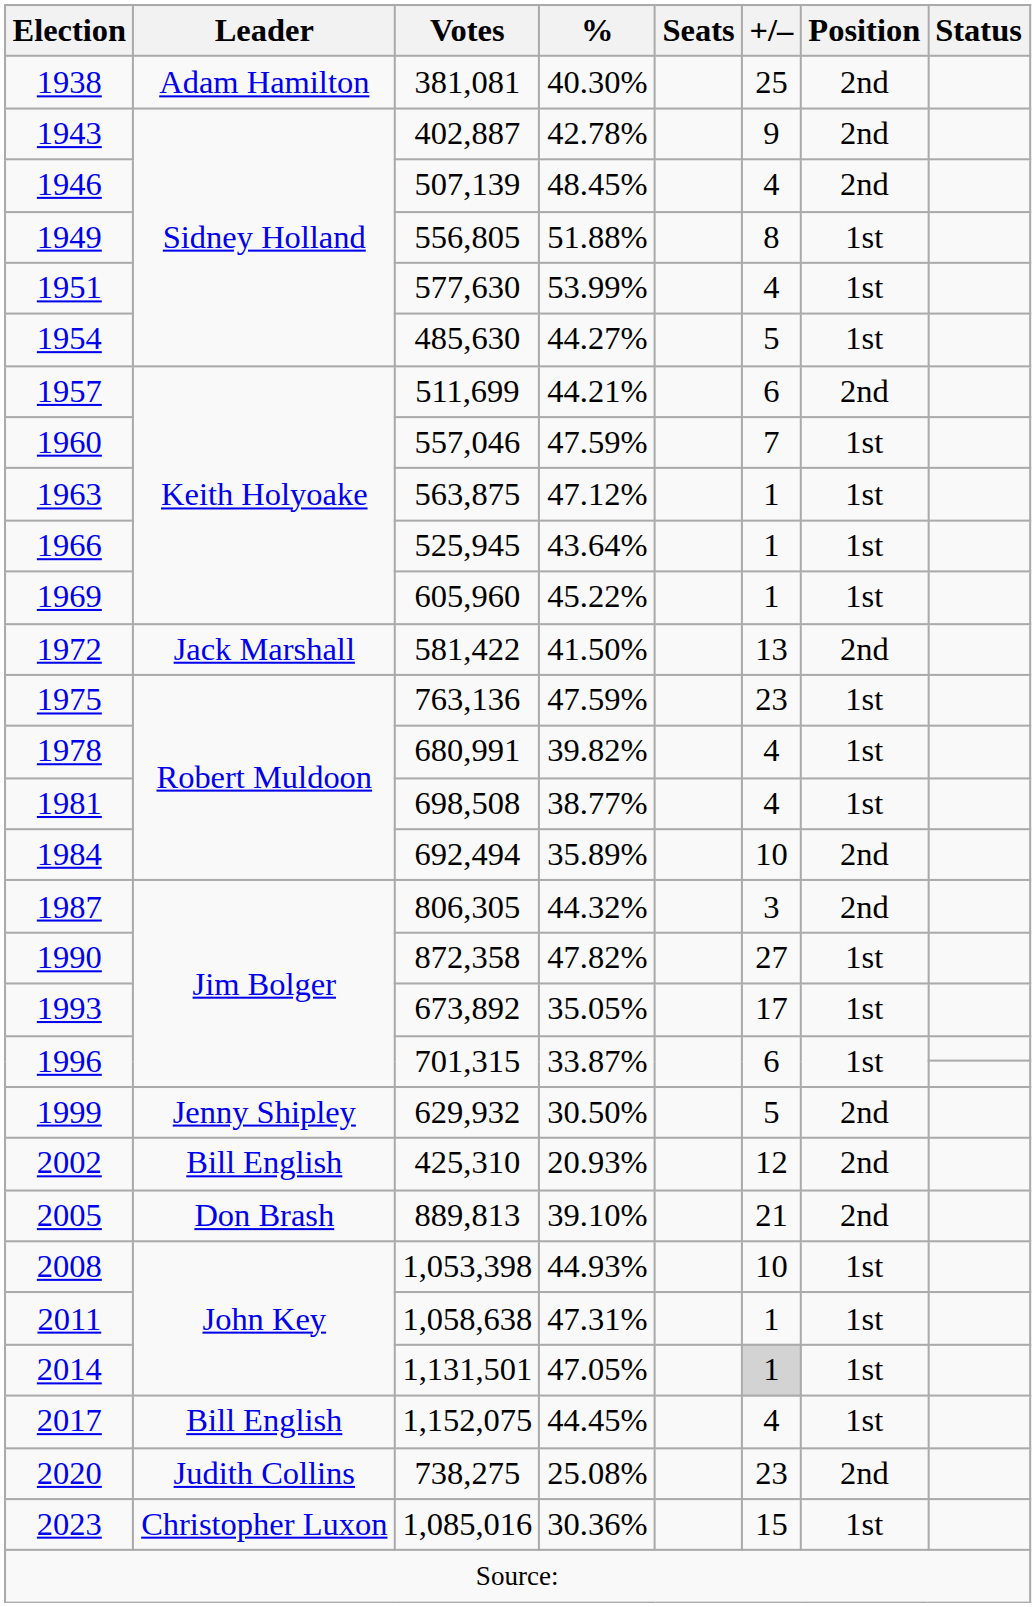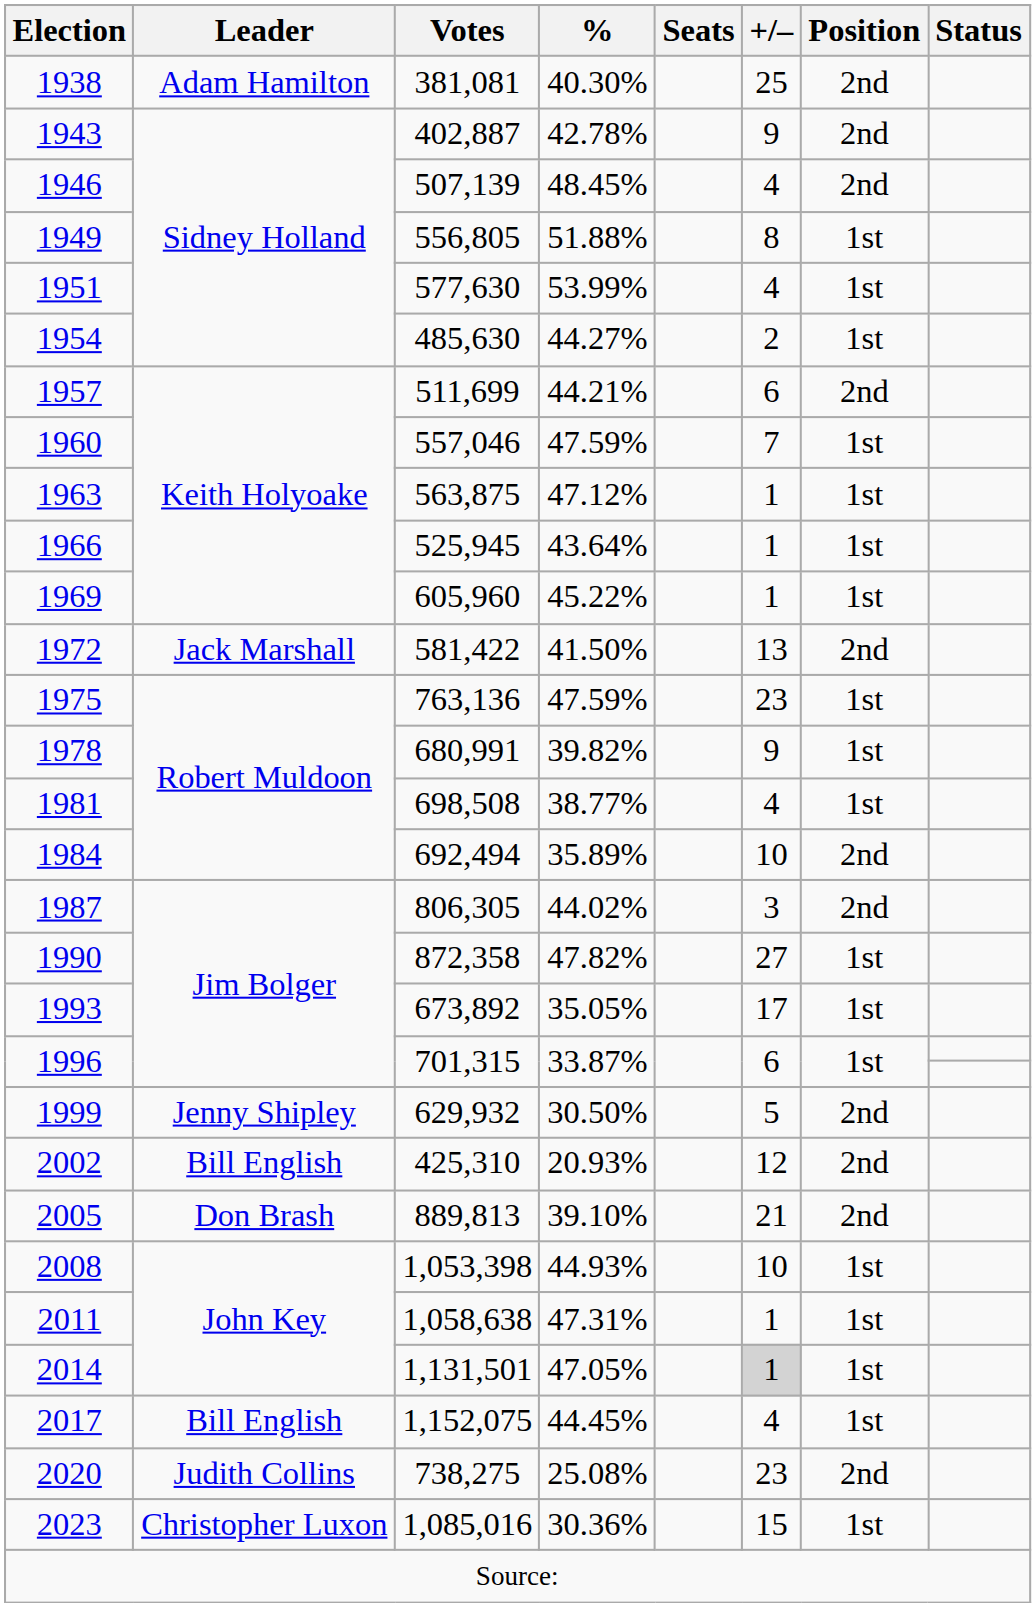(771, 339) 5 -> (771, 339) 2
(771, 751) 4 -> (771, 751) 9
(597, 905) 44.32% -> (597, 905) 44.02%
